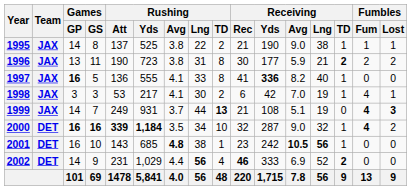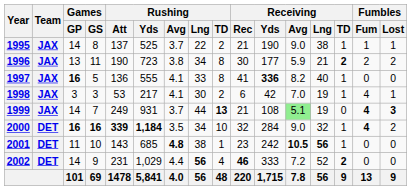(176, 45) 3.8 -> (176, 45) 3.7
(200, 62) 31 -> (200, 62) 34
(298, 111) no background -> (298, 111) lightgreen background
(270, 128) 287 -> (270, 128) 284
(75, 144) 16 -> (75, 144) 11
(298, 161) 6.9 -> (298, 161) 7.2
